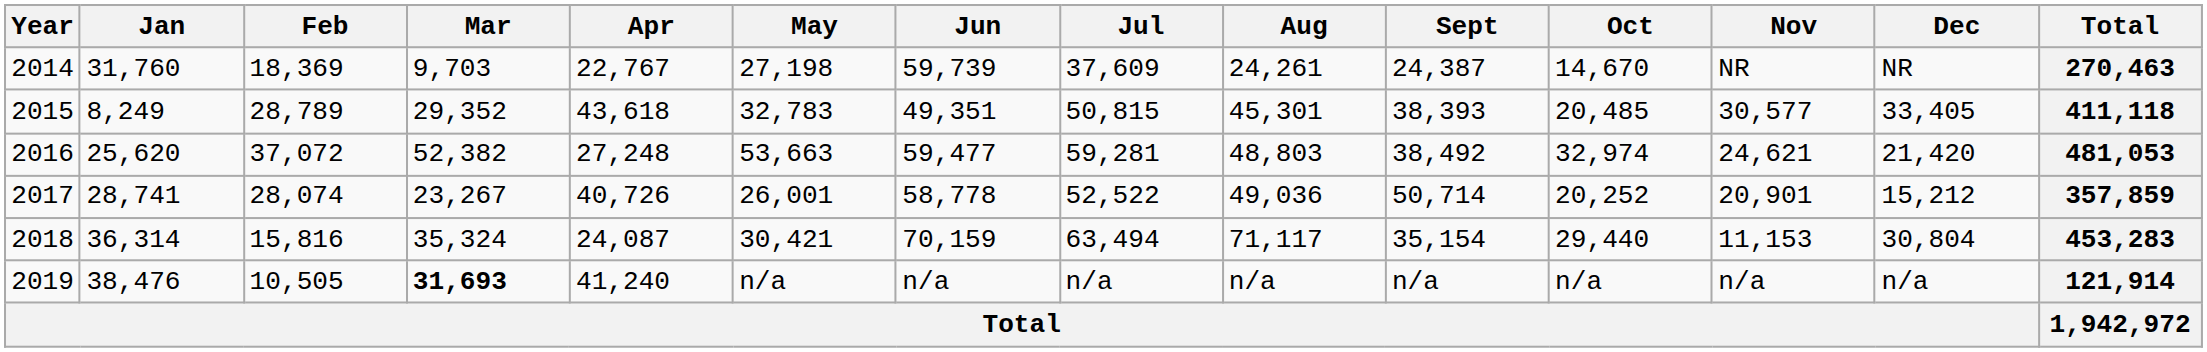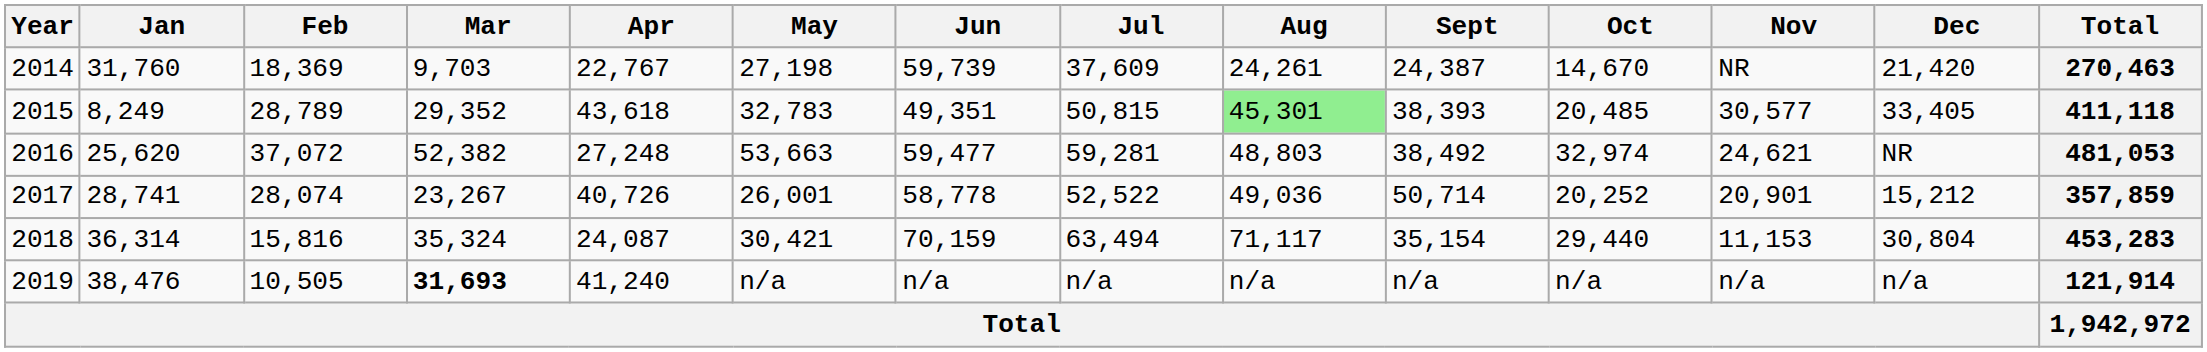(1897, 69) NR -> (1929, 69) 21,420
(1276, 111) no background -> (1276, 111) lightgreen background
(1929, 154) 21,420 -> (1897, 154) NR
